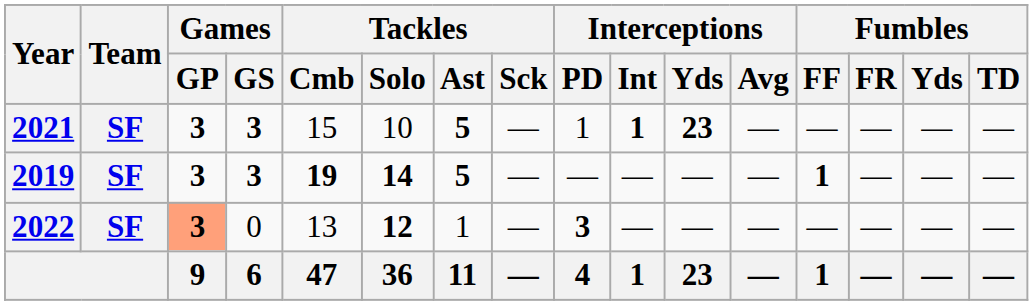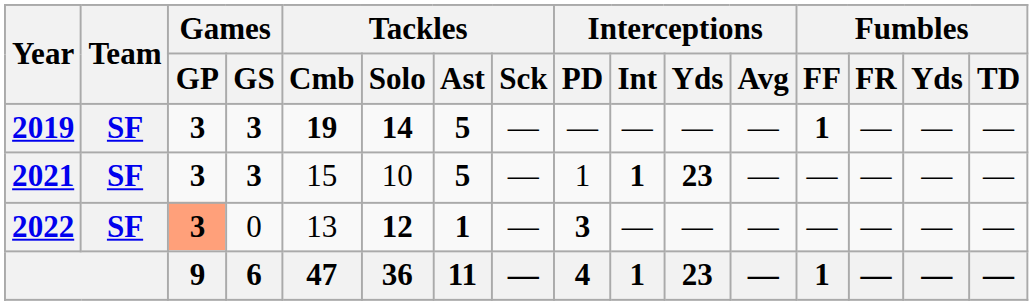rows swapped: (43, 176) <-> (43, 127)
(462, 226) normal -> (462, 226) bold
